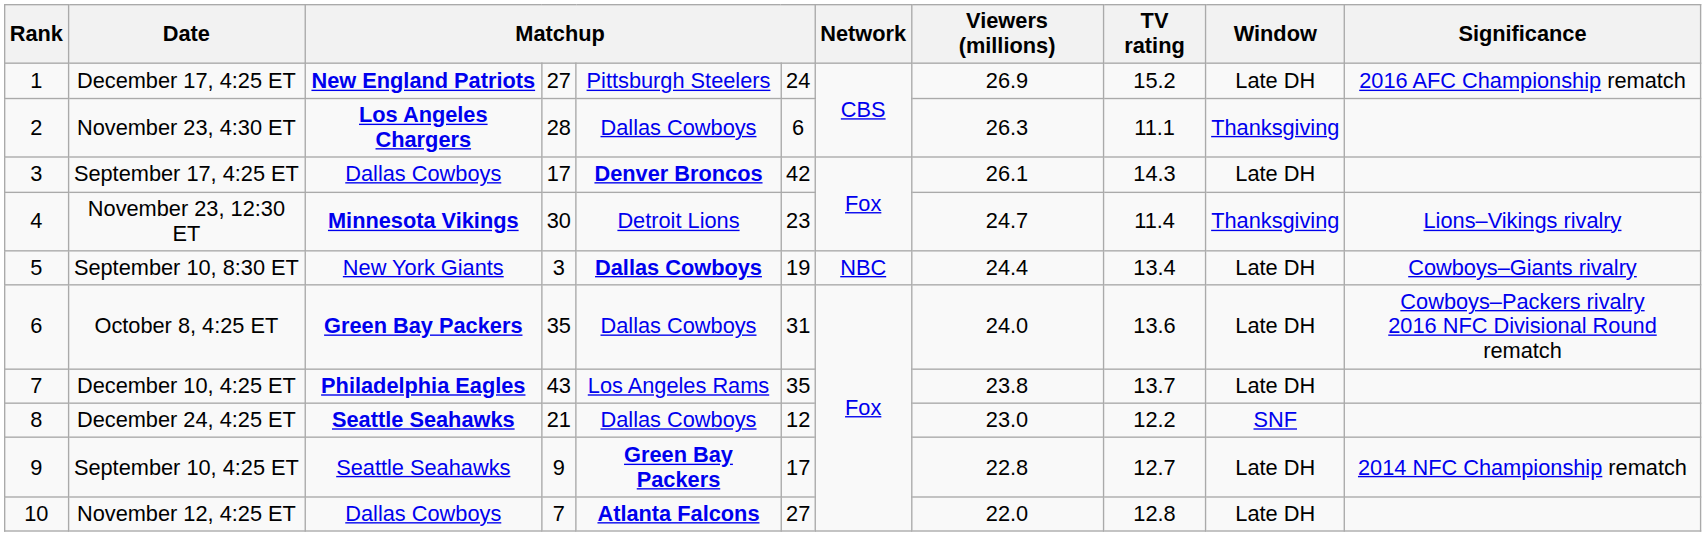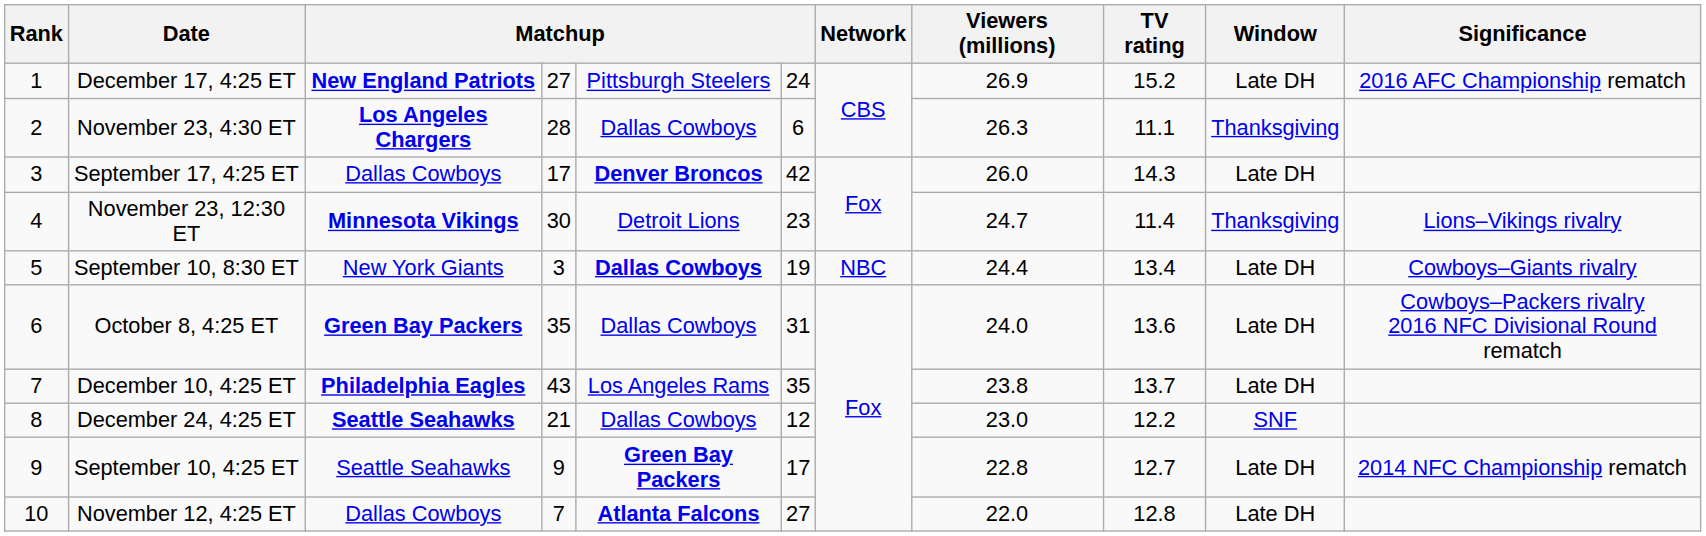(1007, 174) 26.1 -> (1007, 174) 26.0
